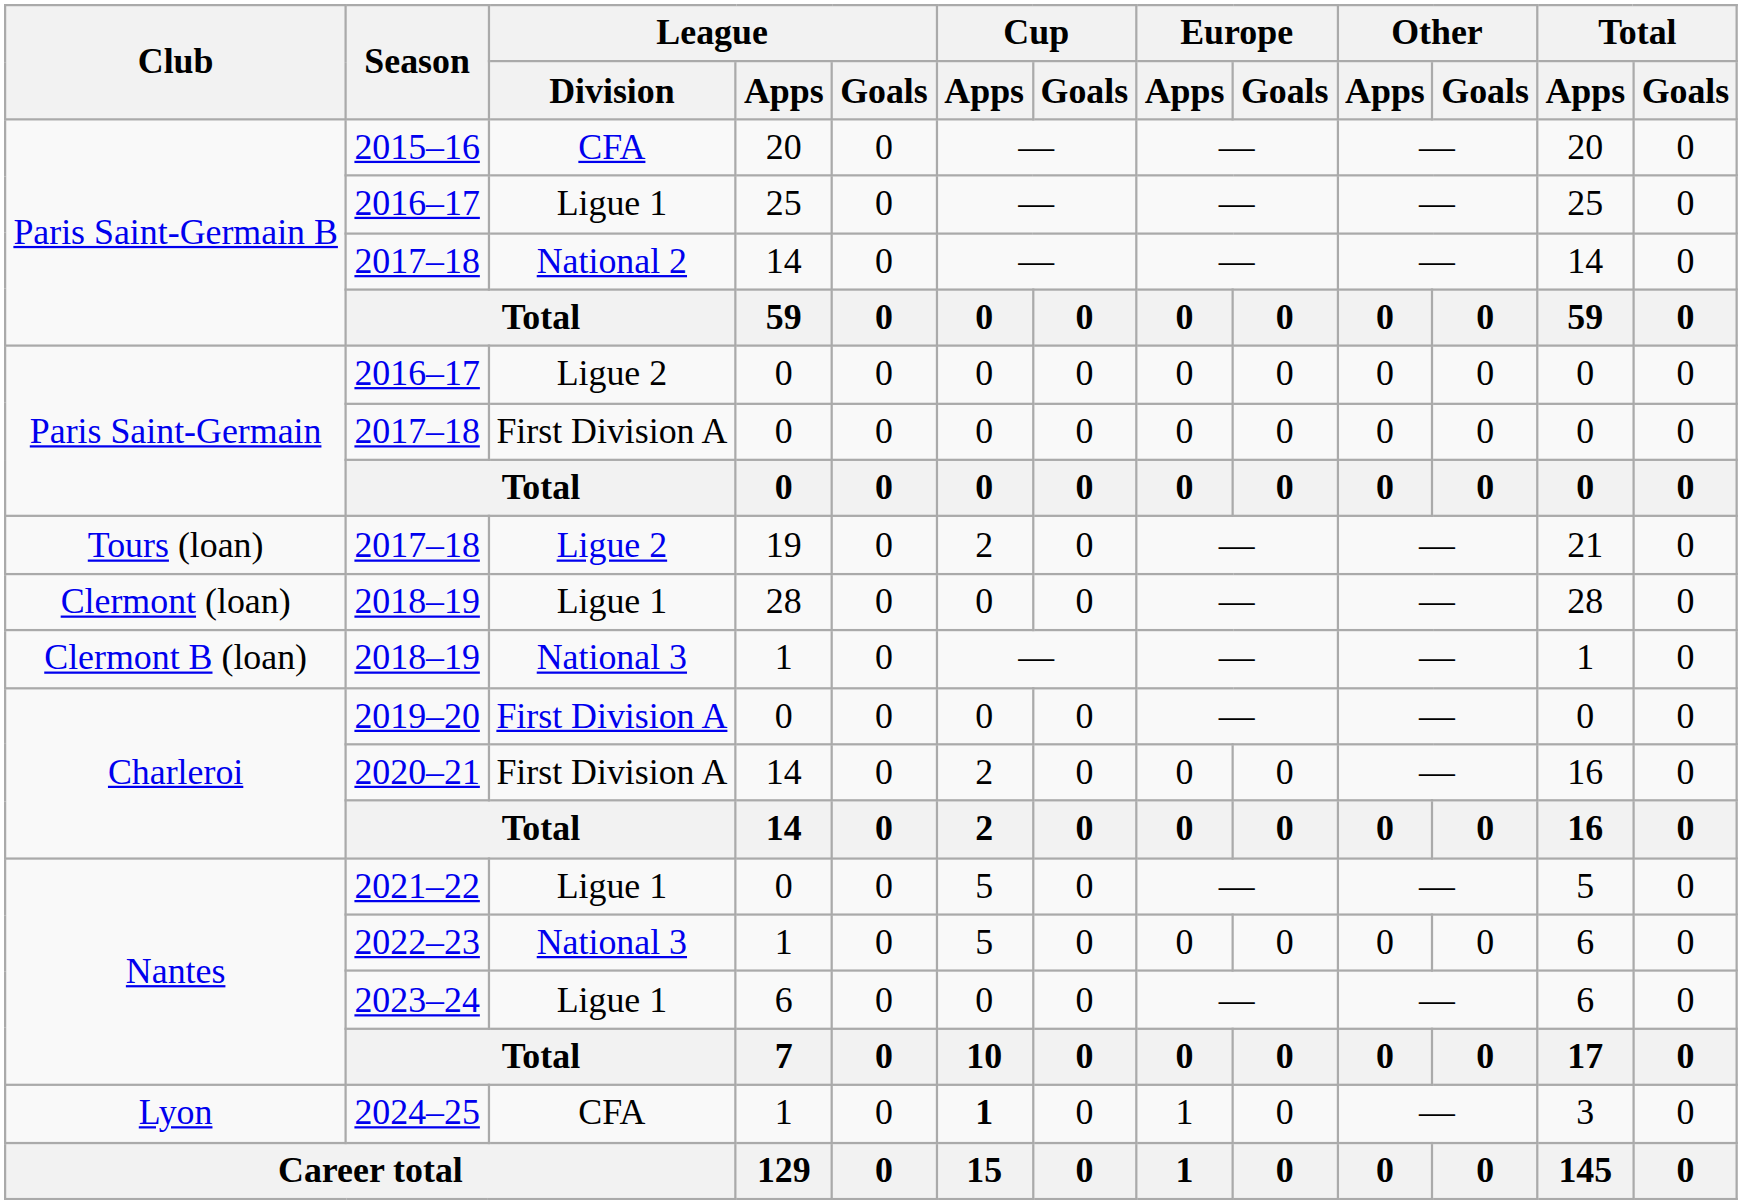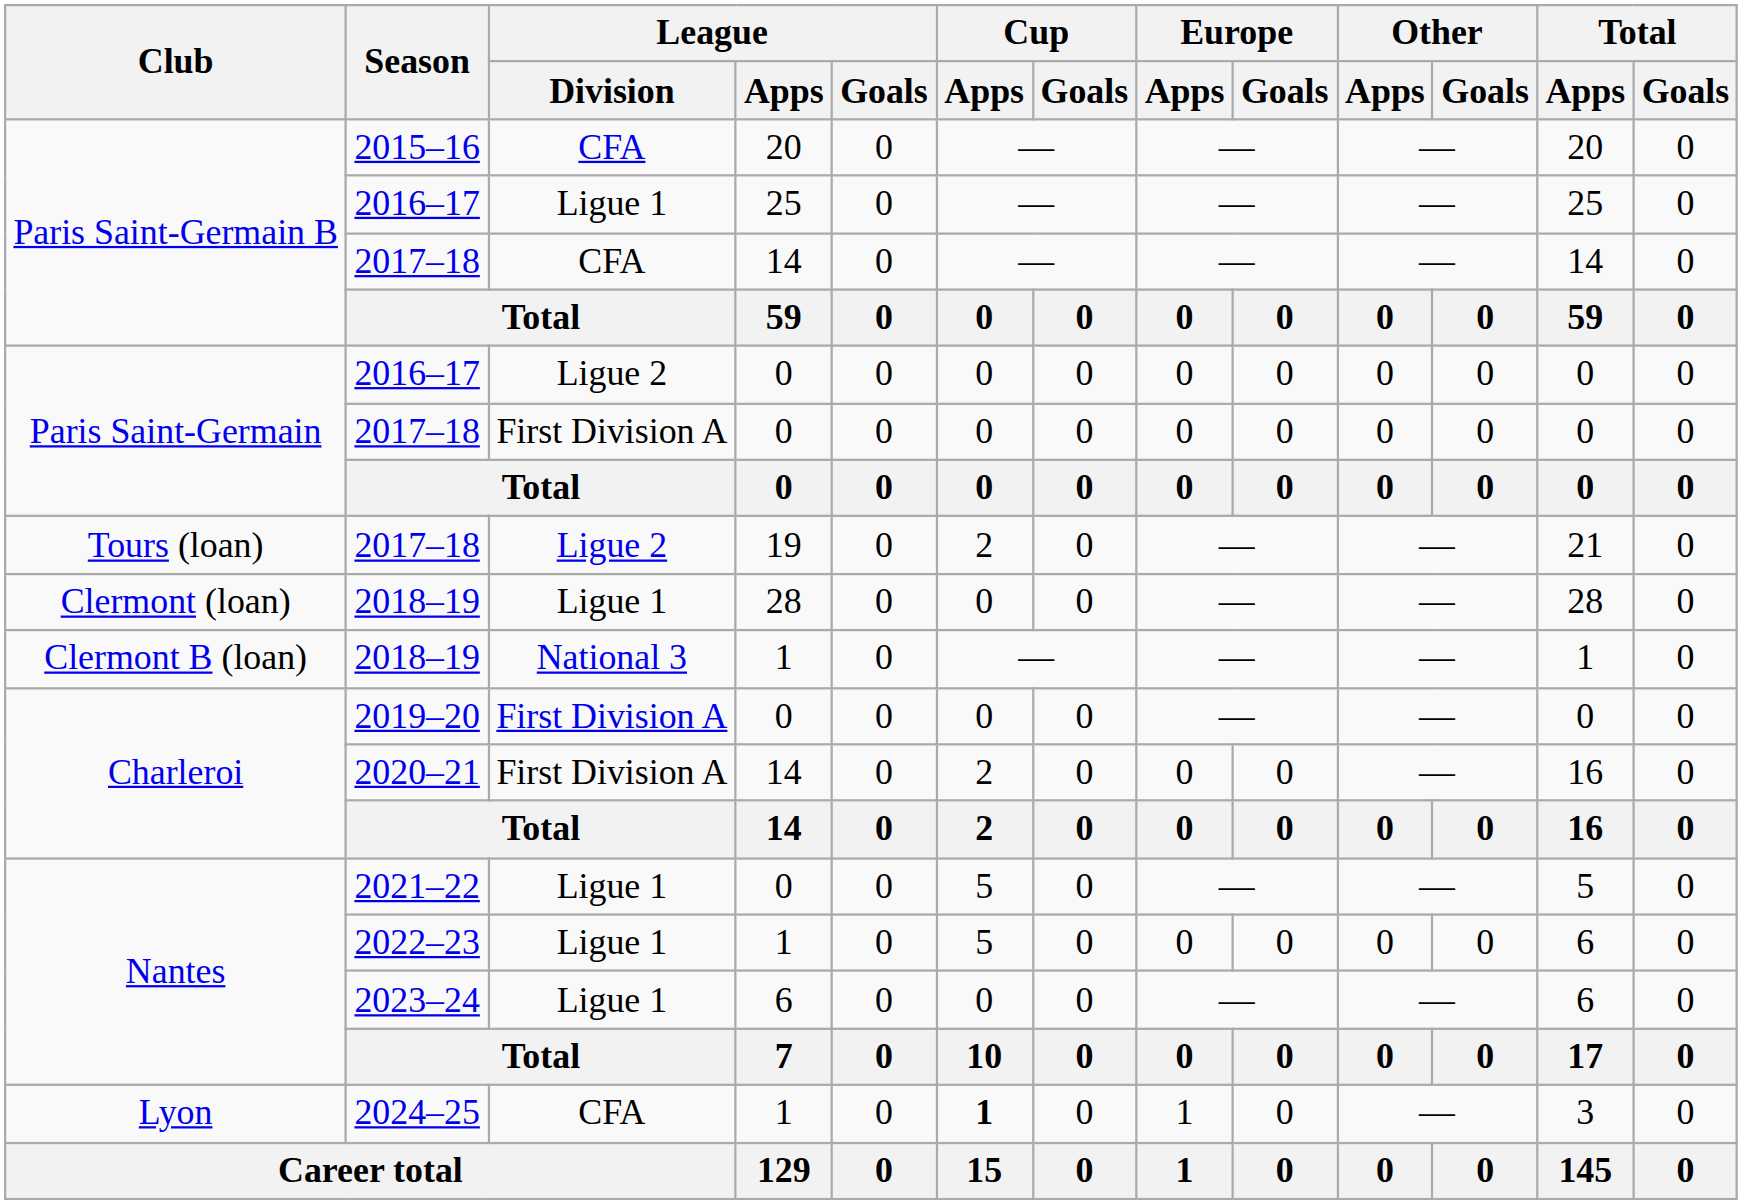(612, 260) National 2 -> (612, 260) CFA
(612, 942) National 3 -> (612, 942) Ligue 1
